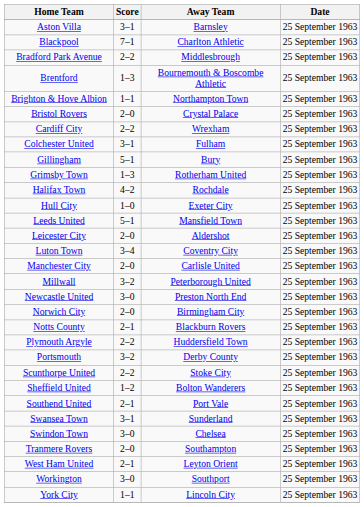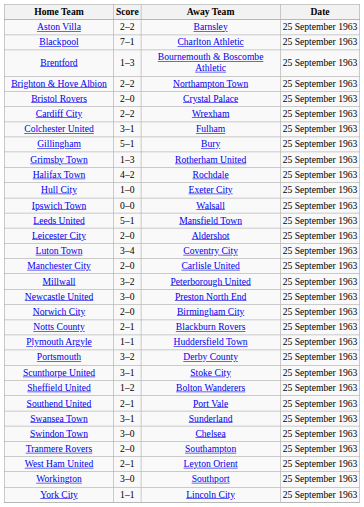(127, 27) 3–1 -> (127, 27) 2–2
- row: (59, 57)
(127, 99) 1–1 -> (127, 83) 2–2
+ row: (59, 205)
(127, 342) 2–2 -> (127, 342) 1–1
(127, 373) 2–2 -> (127, 373) 3–1
